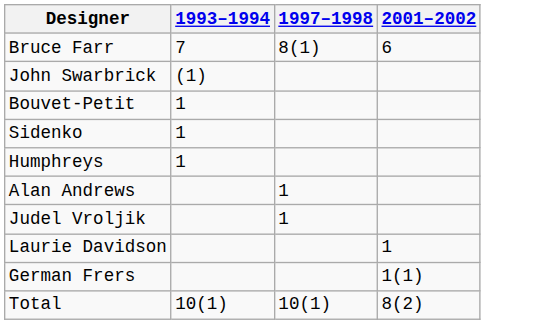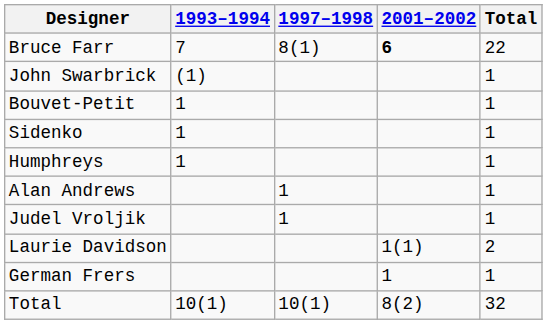+ column: (511, 19)
(387, 48) normal -> (387, 48) bold
(387, 248) 1 -> (403, 248) 1(1)
(403, 276) 1(1) -> (387, 276) 1
